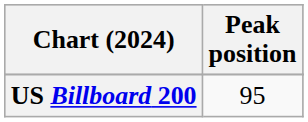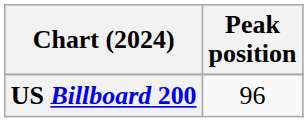(252, 95) 95 -> (252, 95) 96
